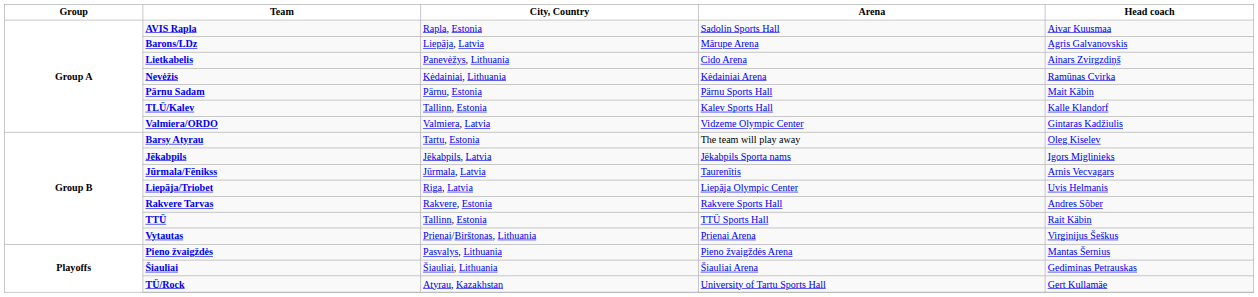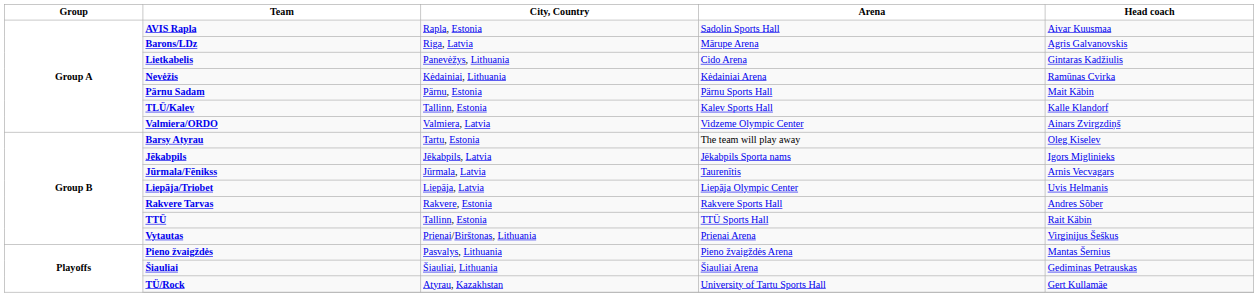(454, 44) Liepāja, Latvia -> (448, 44) Riga, Latvia
(1084, 60) Ainars Zvirgzdiņš -> (1085, 60) Gintaras Kadžiulis
(1085, 124) Gintaras Kadžiulis -> (1084, 124) Ainars Zvirgzdiņš
(448, 188) Riga, Latvia -> (454, 188) Liepāja, Latvia
